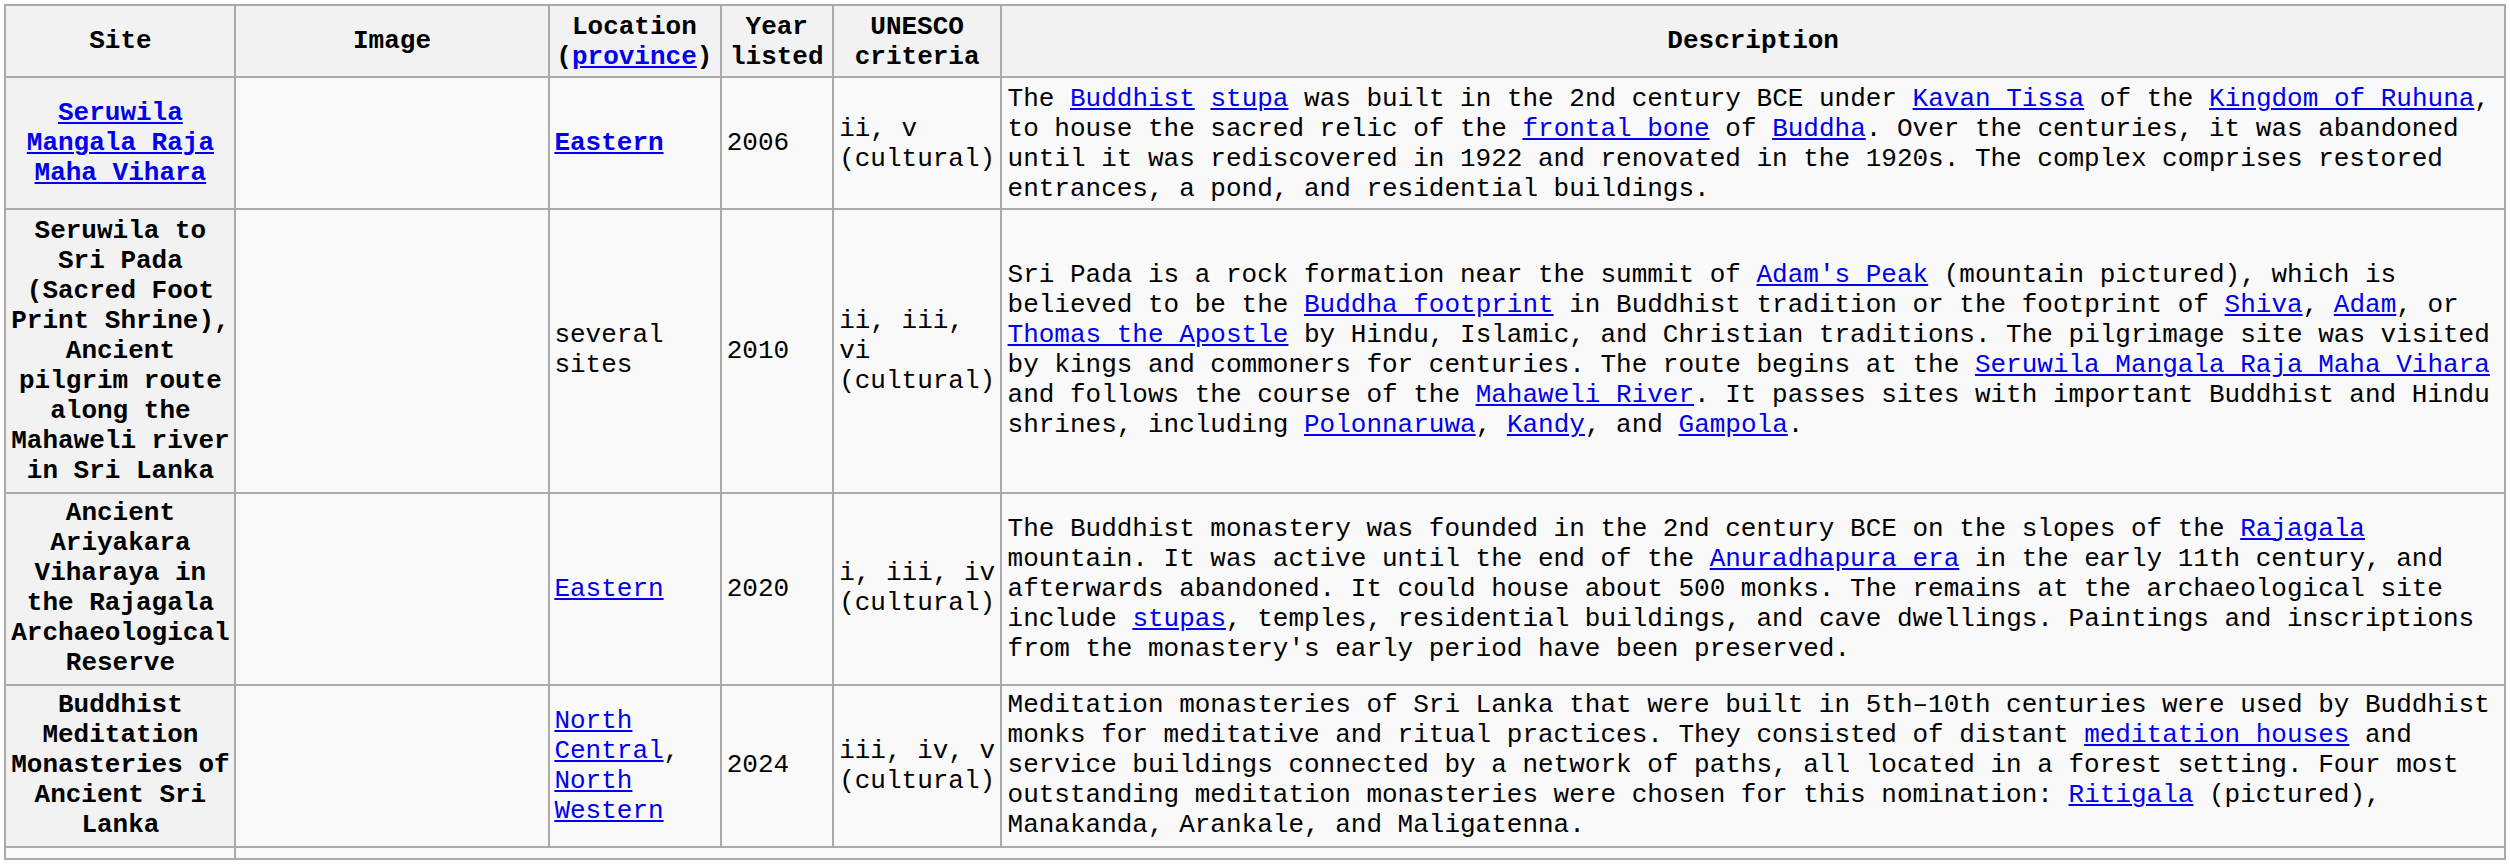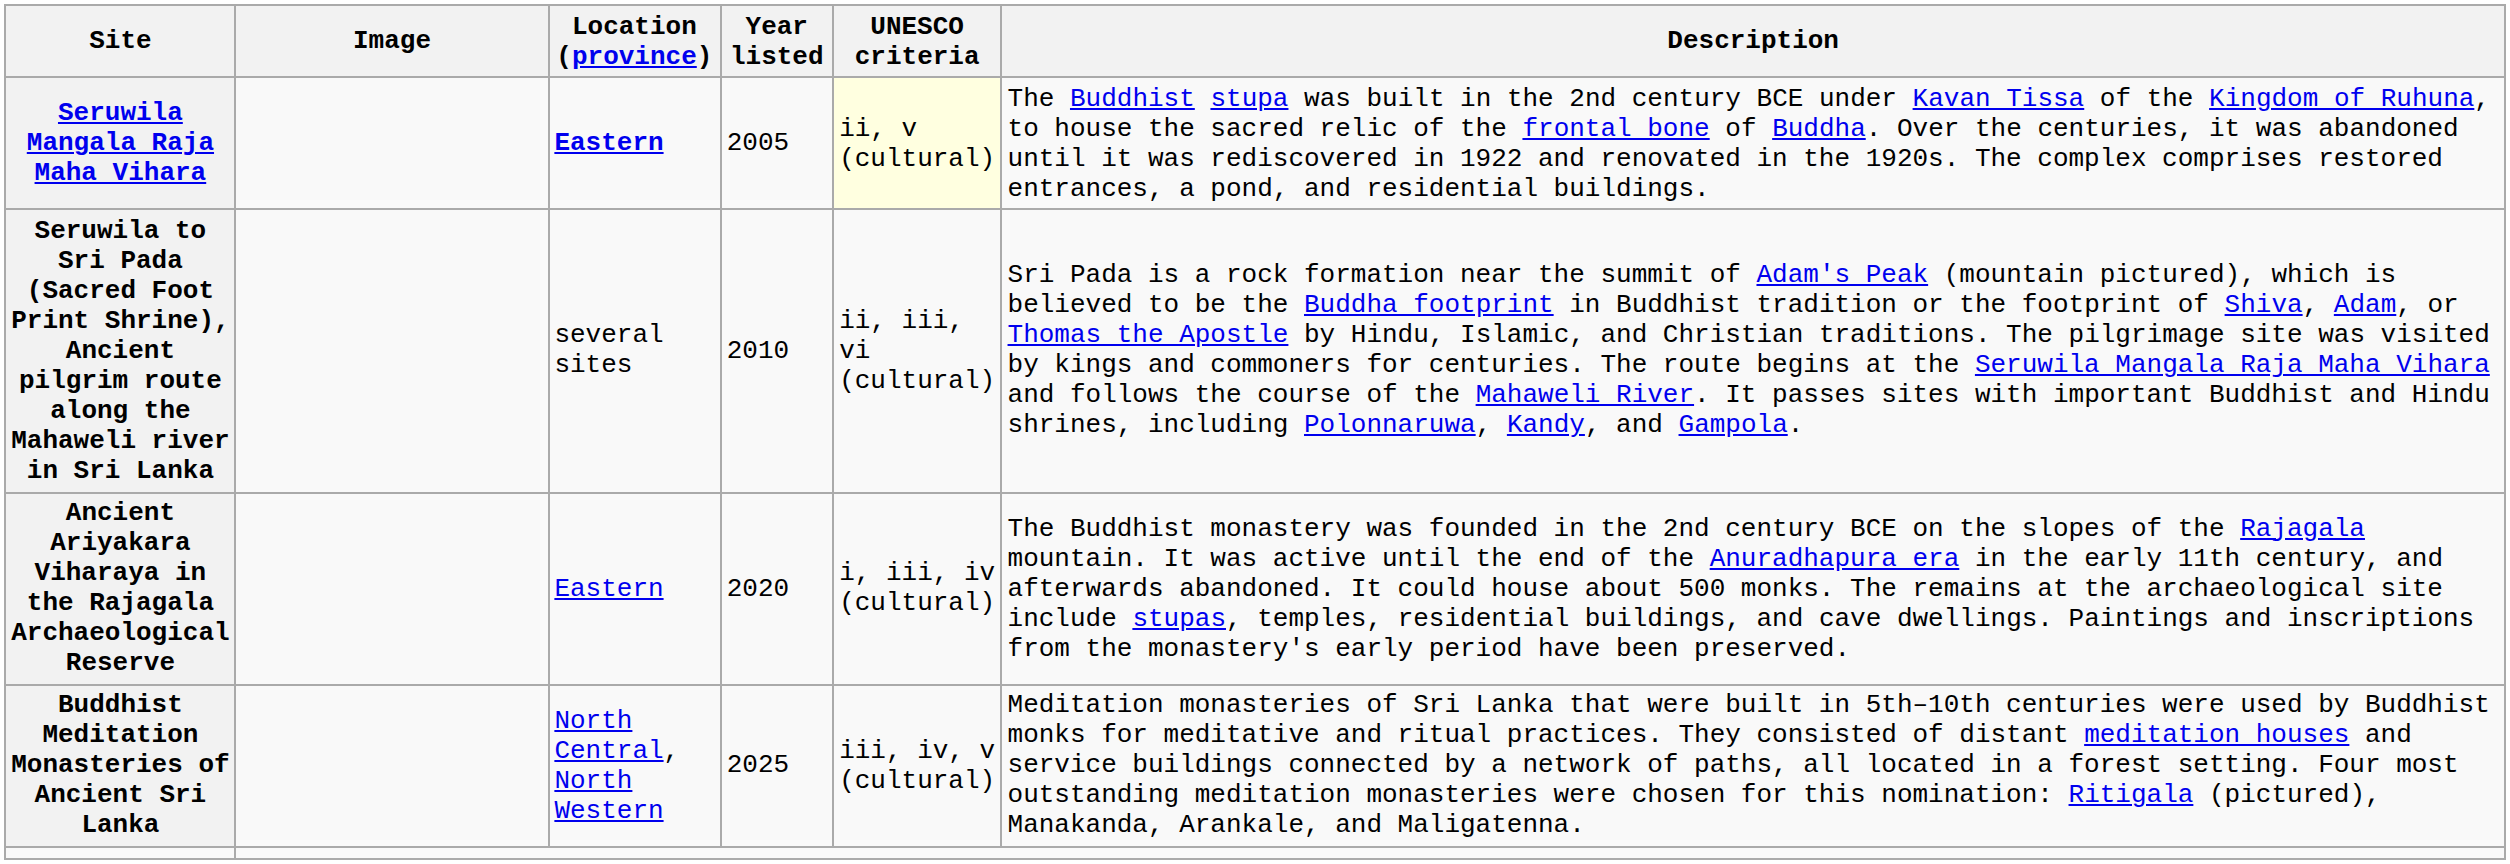(758, 144) 2006 -> (758, 144) 2005
(917, 144) no background -> (917, 144) lightyellow background
(758, 766) 2024 -> (758, 766) 2025
